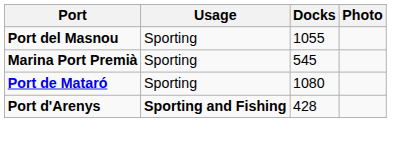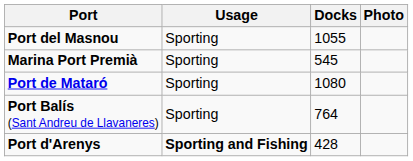+ row: (83, 114)
